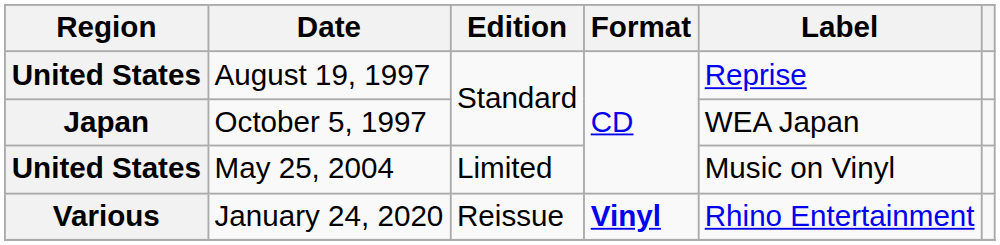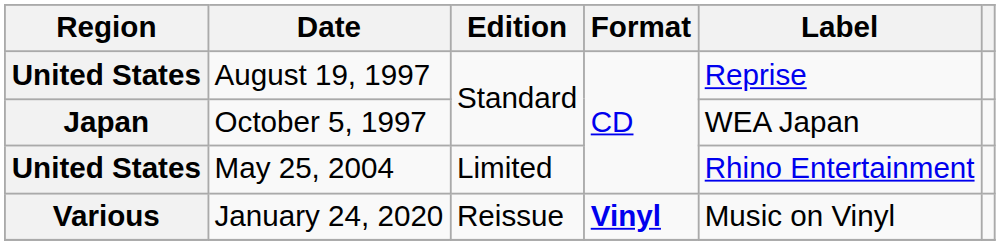(800, 168) Music on Vinyl -> (840, 168) Rhino Entertainment
(840, 215) Rhino Entertainment -> (800, 215) Music on Vinyl
